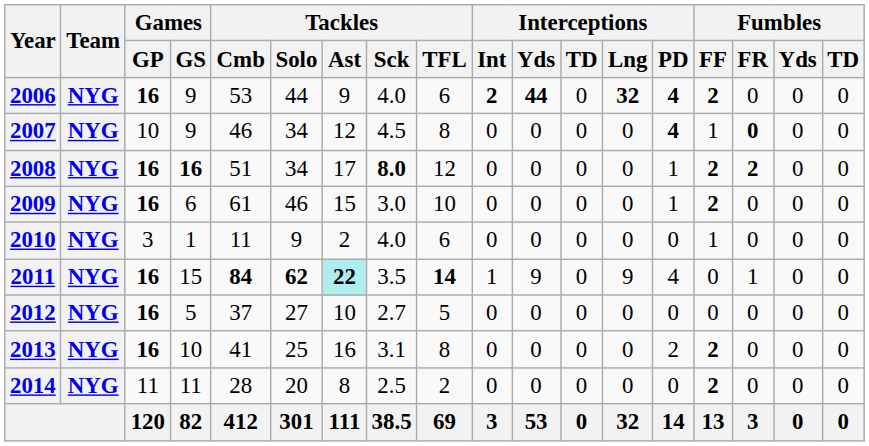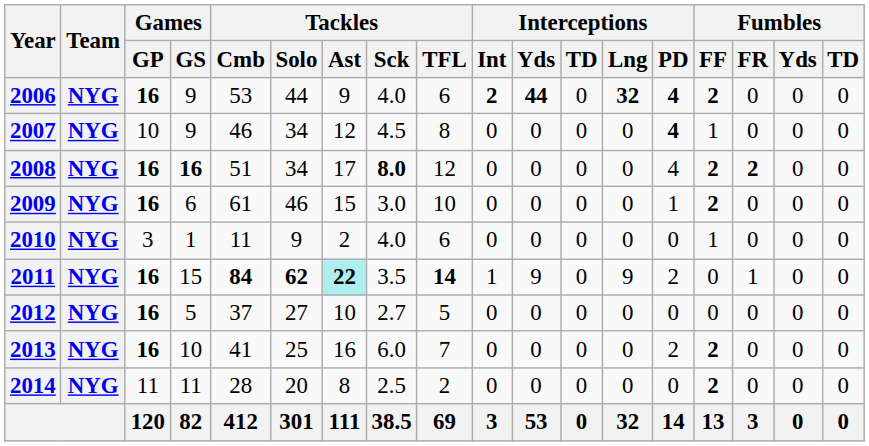(753, 131) bold -> (753, 131) normal
(673, 167) 1 -> (673, 167) 4
(673, 276) 4 -> (673, 276) 2
(392, 349) 3.1 -> (392, 349) 6.0
(444, 349) 8 -> (444, 349) 7
